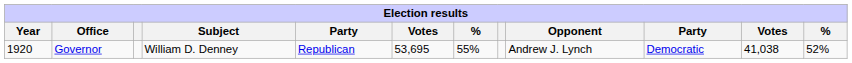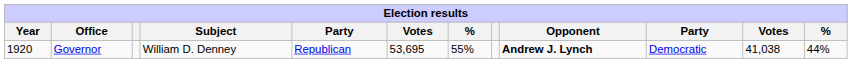(550, 49) normal -> (547, 49) bold
(818, 49) 52% -> (818, 49) 44%
